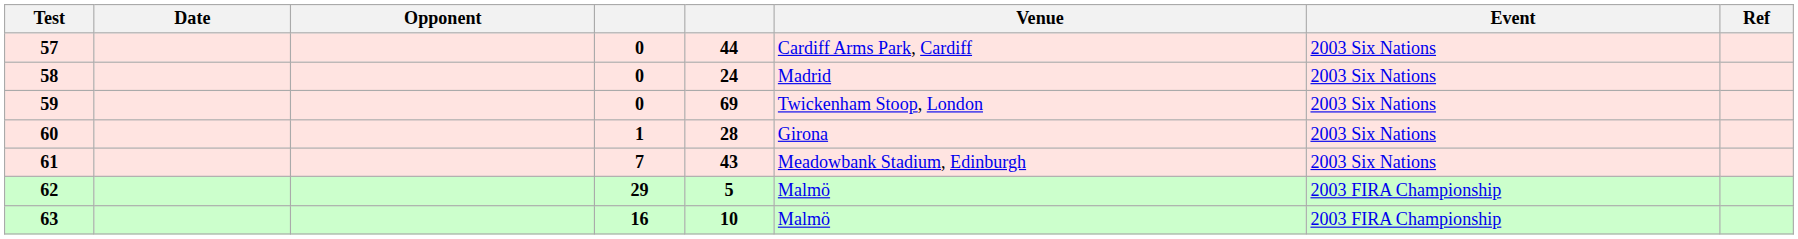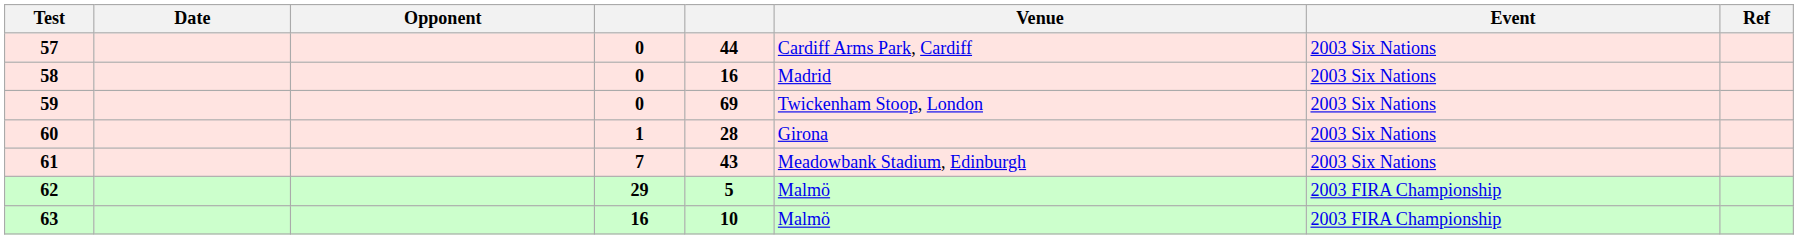(729, 76) 24 -> (729, 76) 16
